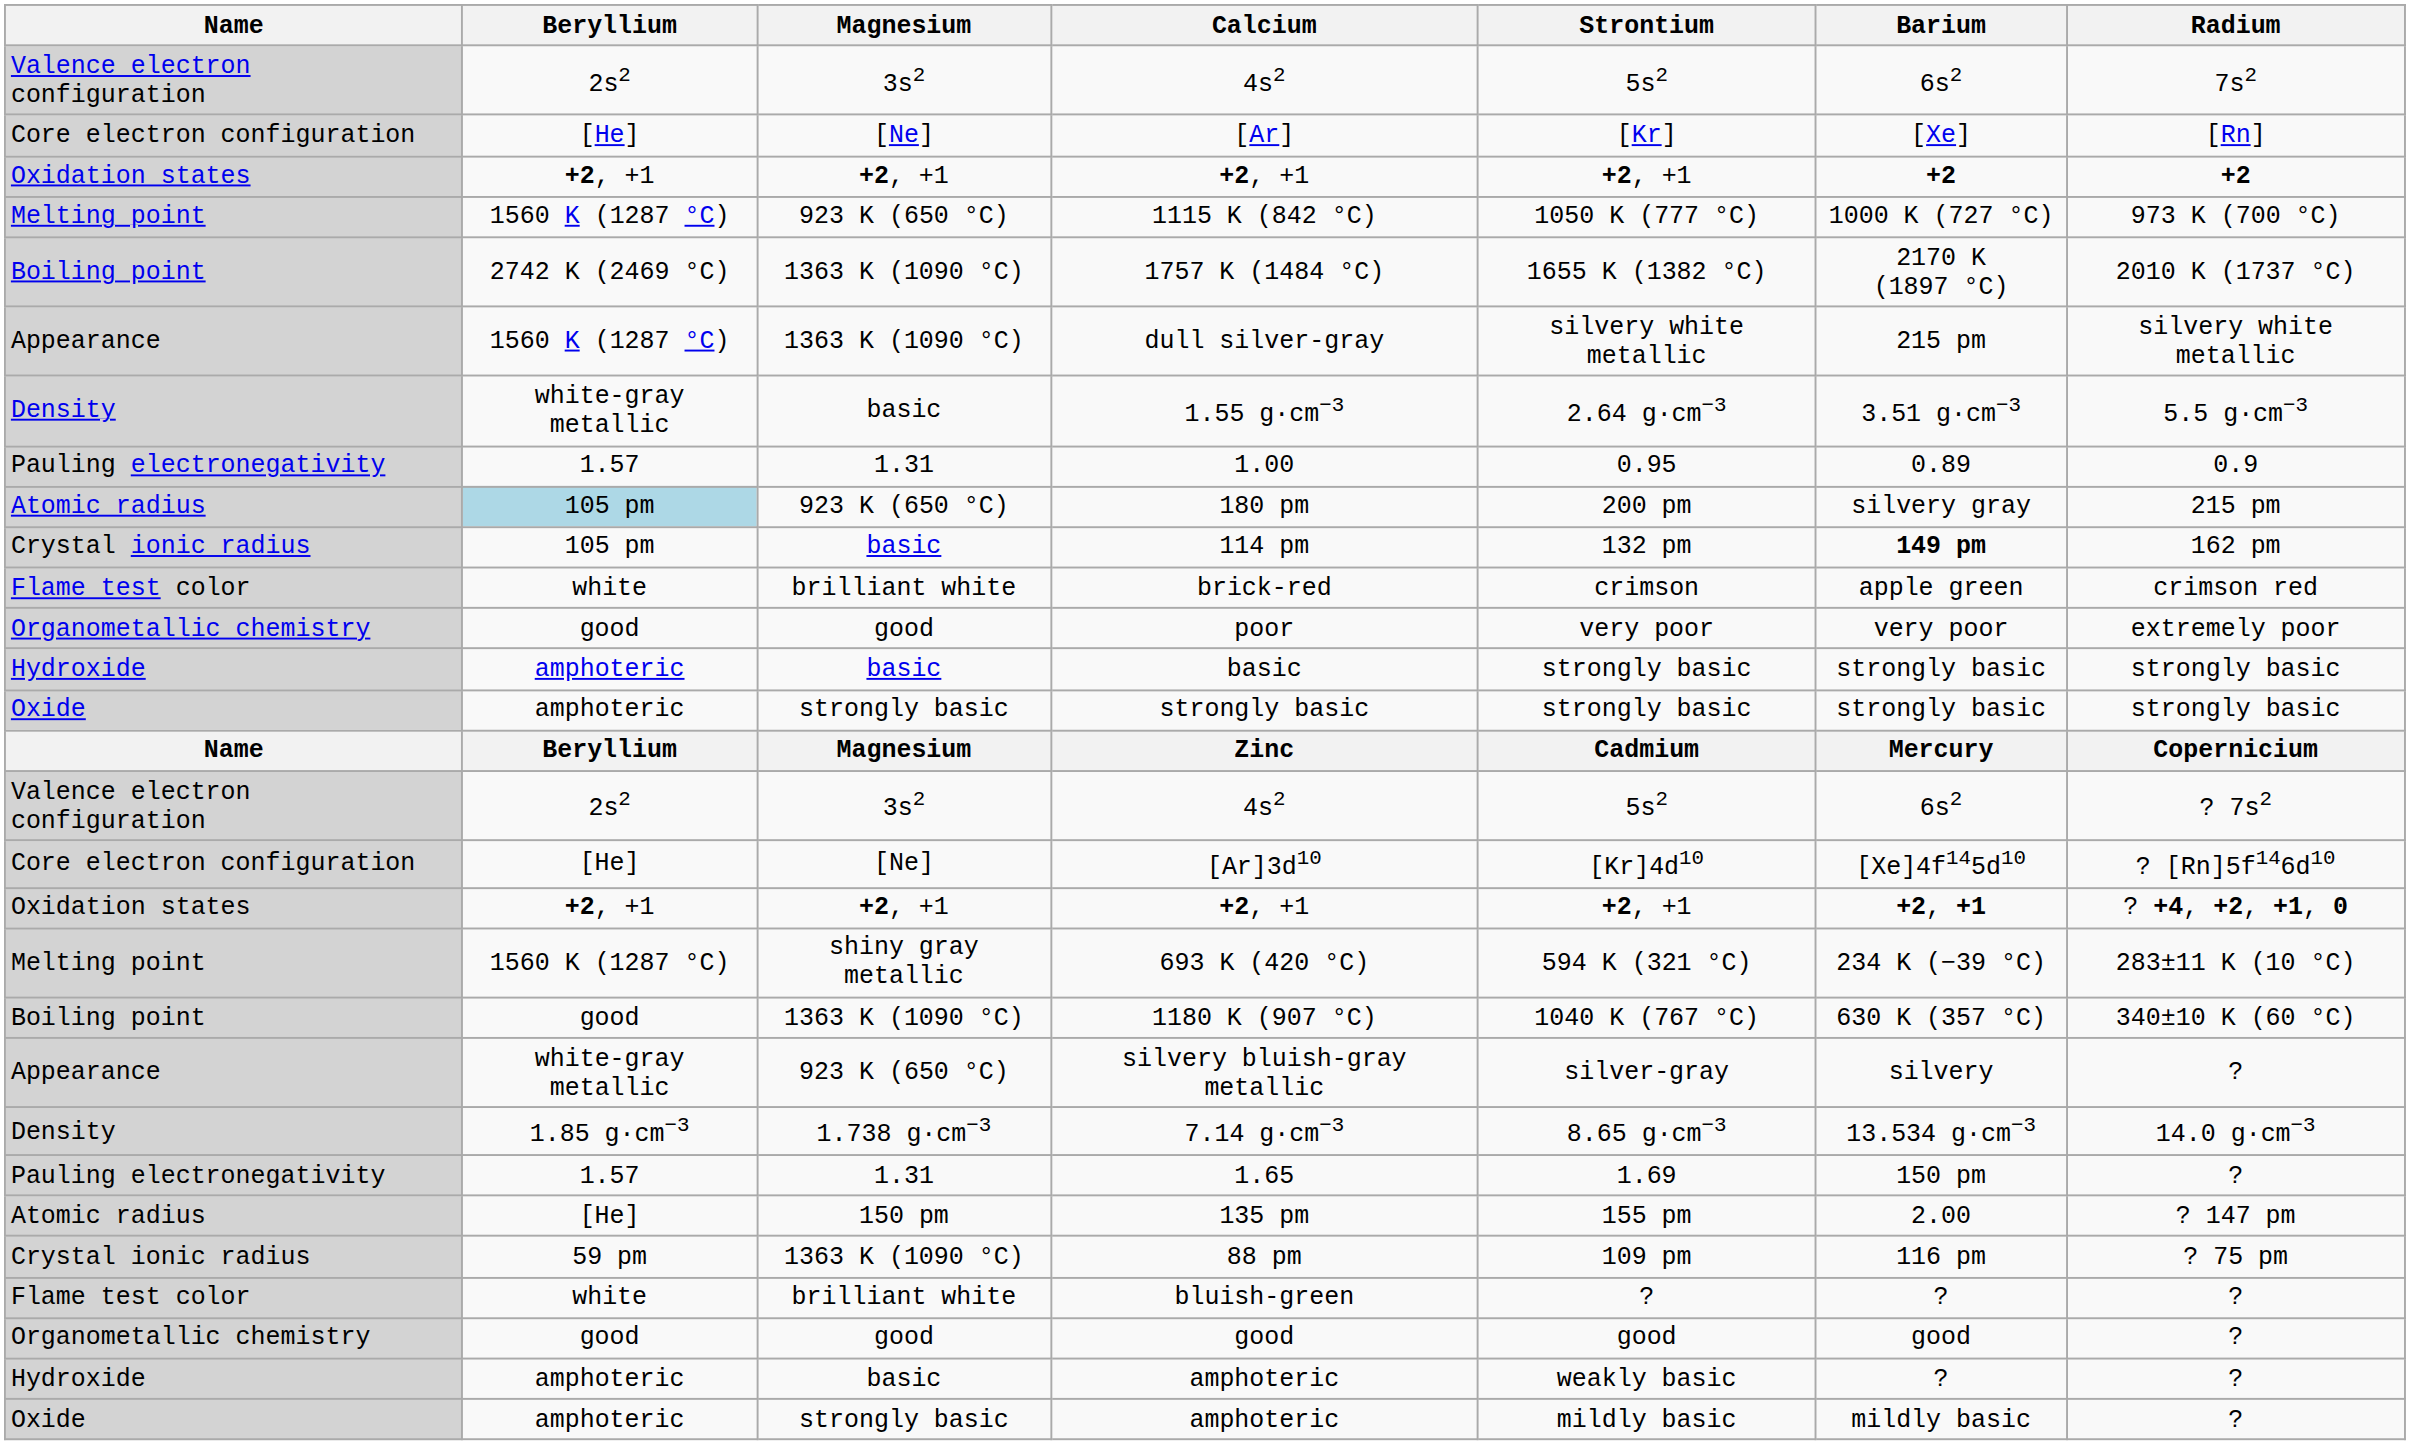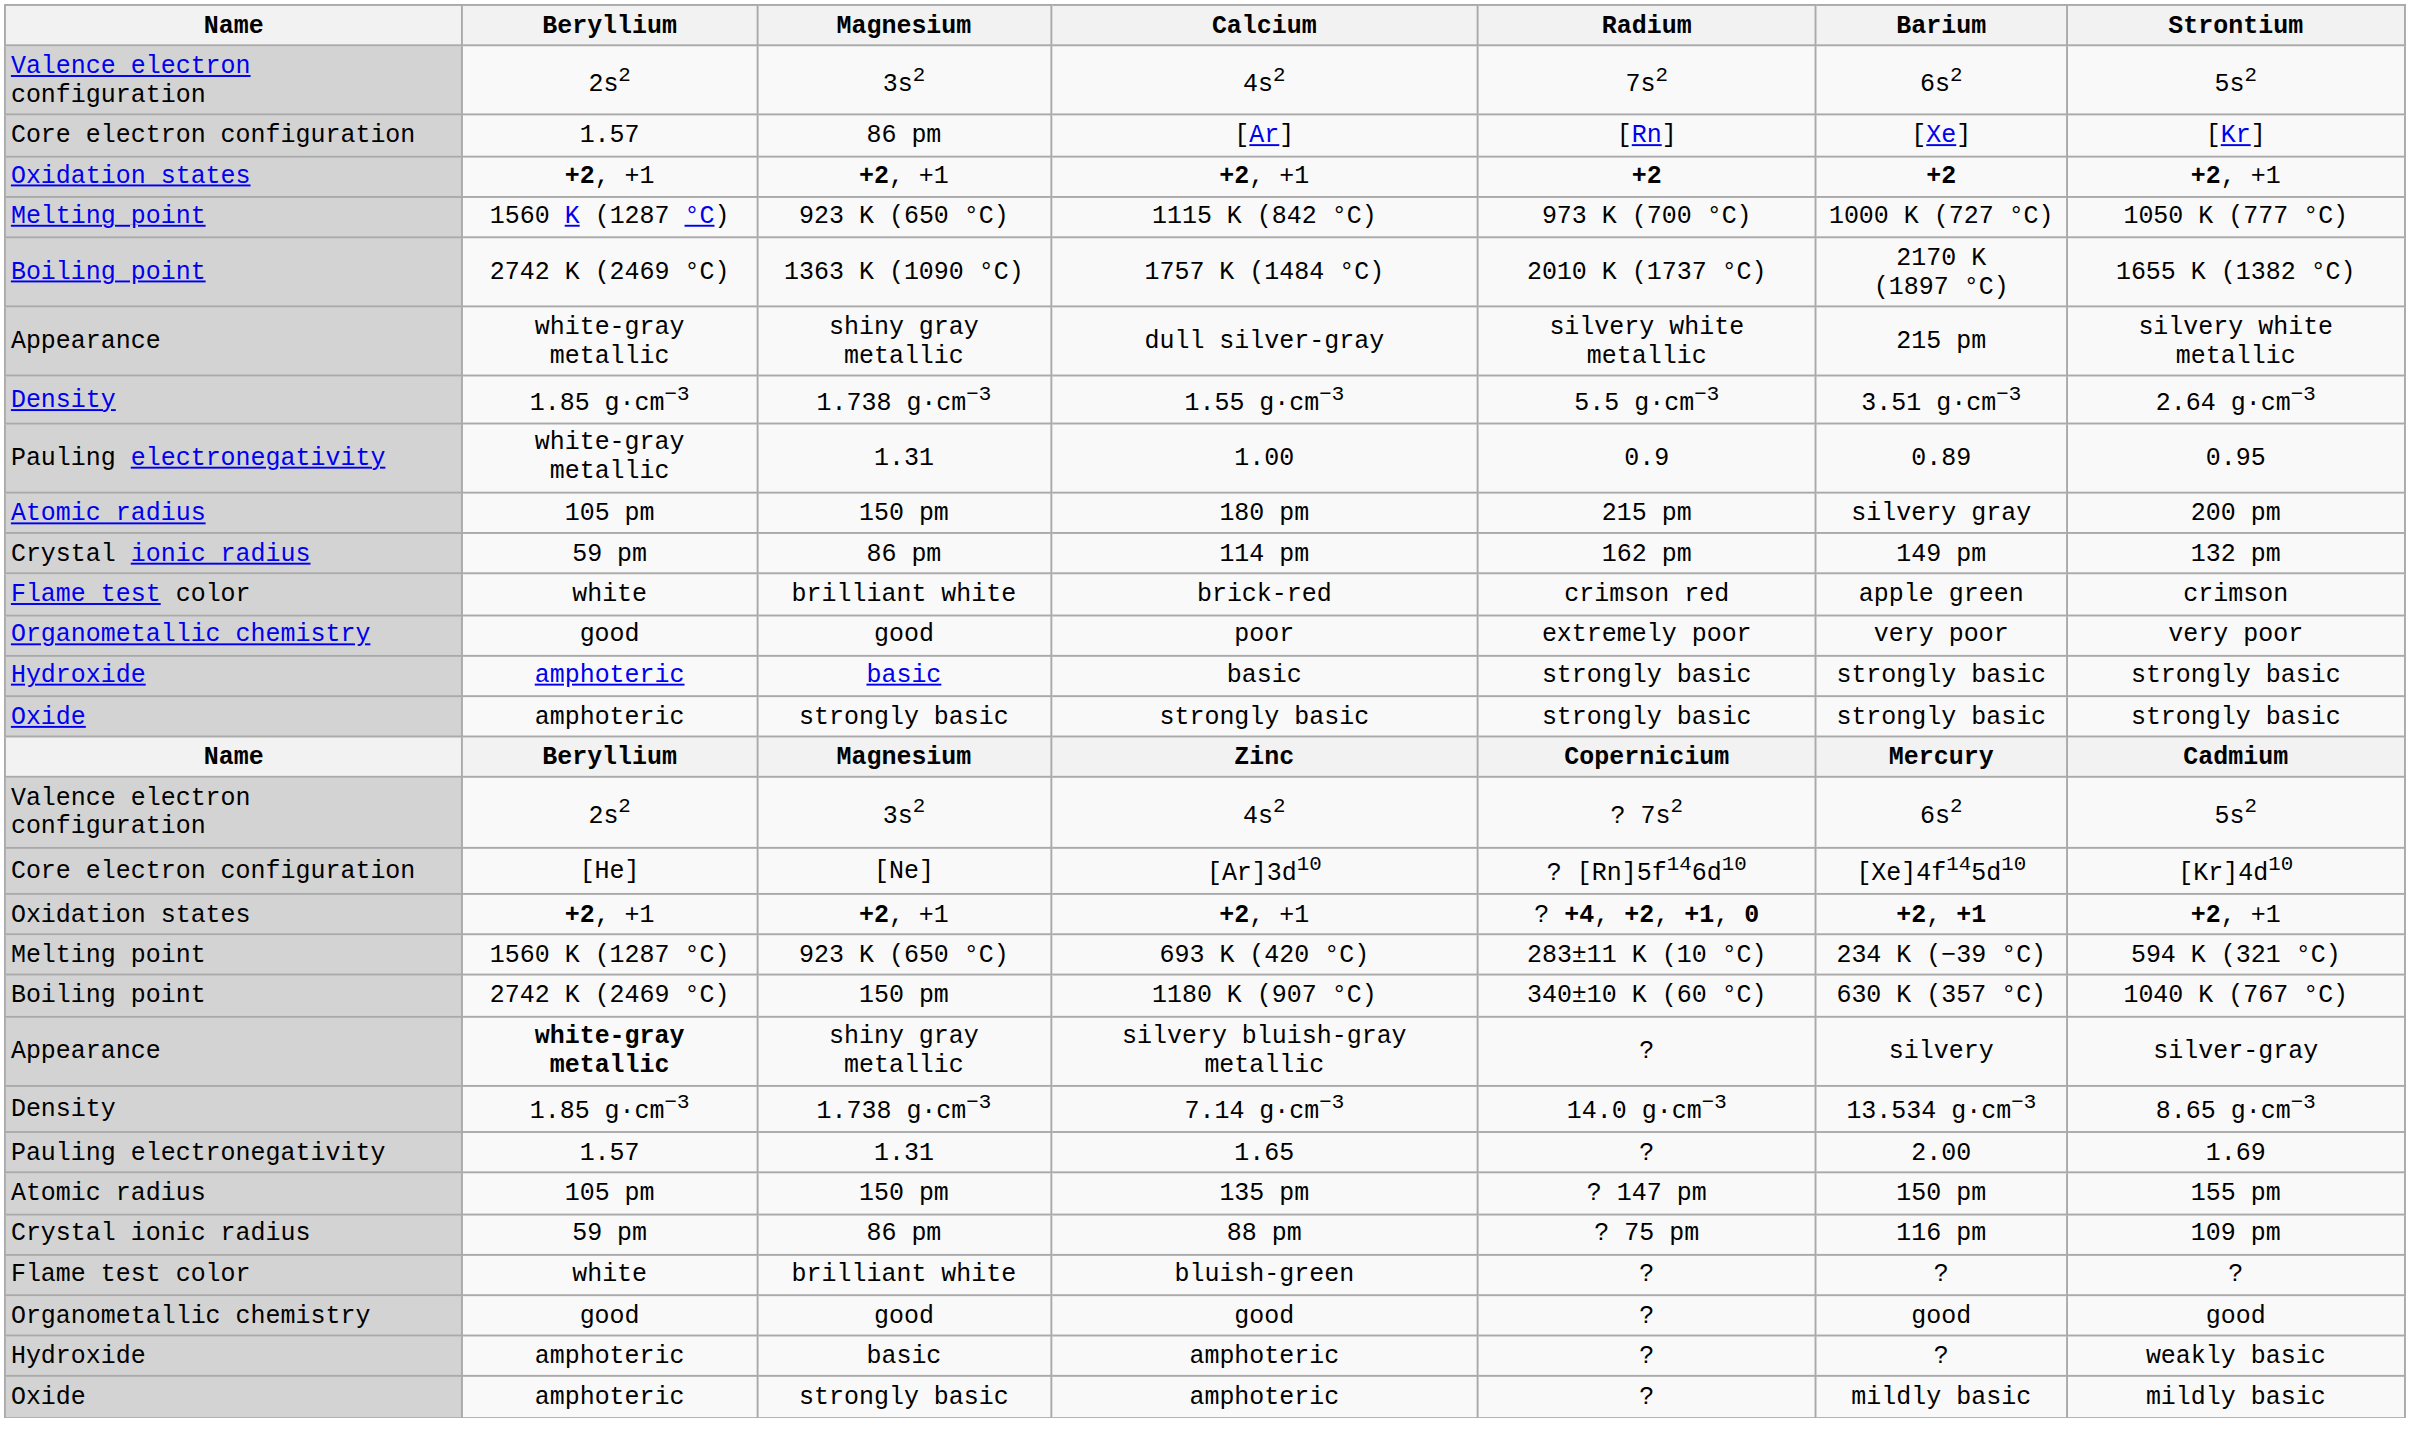columns swapped: (1647, 25) <-> (2236, 25)
(610, 135) [He] -> (610, 135) 1.57
(904, 135) [Ne] -> (904, 135) 86 pm
(610, 341) 1560 K (1287 °C) -> (610, 341) white-gray metallic
(904, 341) 1363 K (1090 °C) -> (904, 341) shiny gray metallic
(610, 411) white-gray metallic -> (610, 400) 1.85 g·cm−3
(904, 411) basic -> (904, 400) 1.738 g·cm−3
(610, 466) 1.57 -> (610, 458) white-gray metallic
(610, 507) lightblue background -> (610, 513) no background
(904, 507) 923 K (650 °C) -> (904, 513) 150 pm
(610, 547) 105 pm -> (610, 554) 59 pm
(904, 547) basic -> (904, 554) 86 pm
(1941, 547) bold -> (1941, 554) normal
(904, 963) shiny gray metallic -> (904, 955) 923 K (650 °C)
(610, 1018) good -> (610, 996) 2742 K (2469 °C)
(904, 1018) 1363 K (1090 °C) -> (904, 996) 150 pm
(610, 1073) normal -> (610, 1051) bold
(904, 1073) 923 K (650 °C) -> (904, 1051) shiny gray metallic
(1941, 1175) 150 pm -> (1941, 1153) 2.00
(610, 1216) [He] -> (610, 1194) 105 pm
(1941, 1216) 2.00 -> (1941, 1194) 150 pm
(904, 1257) 1363 K (1090 °C) -> (904, 1234) 86 pm
